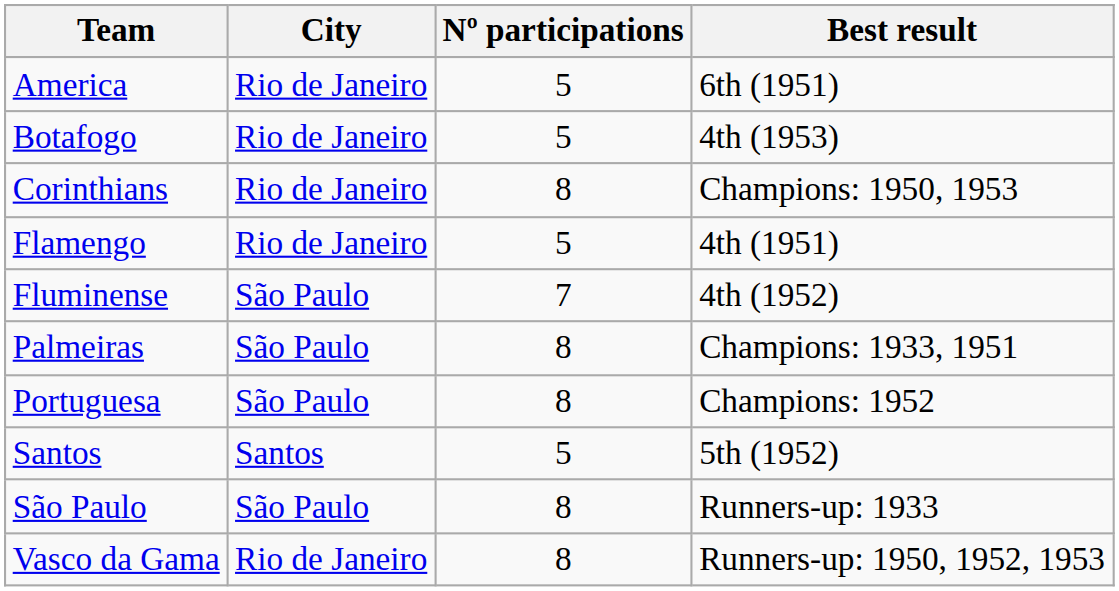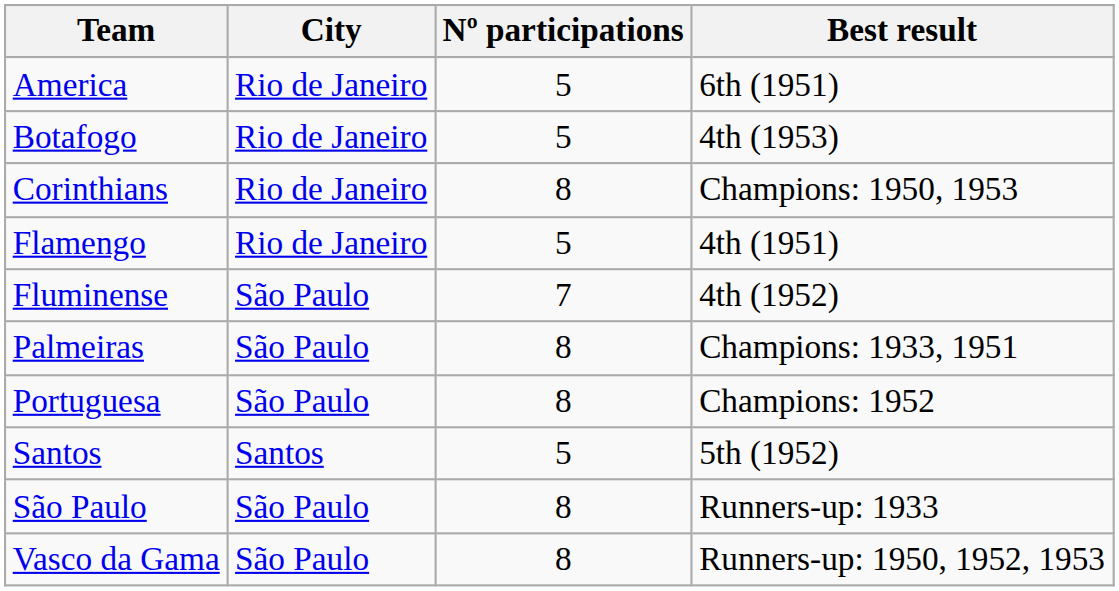(331, 558) Rio de Janeiro -> (302, 558) São Paulo
